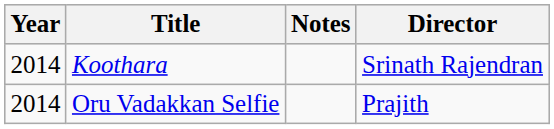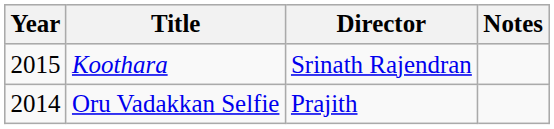columns swapped: (453, 24) <-> (321, 24)
(35, 63) 2014 -> (35, 63) 2015
